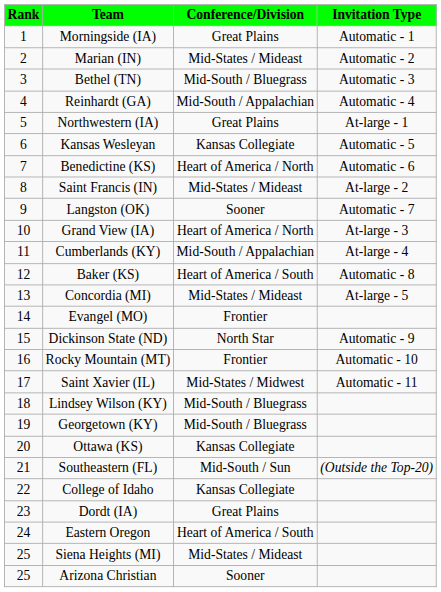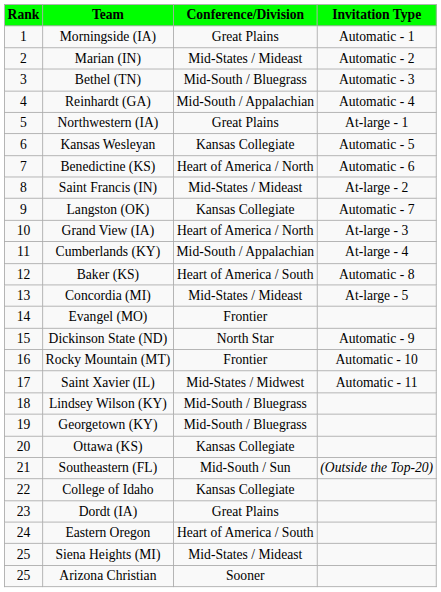(245, 209) Sooner -> (245, 209) Kansas Collegiate
